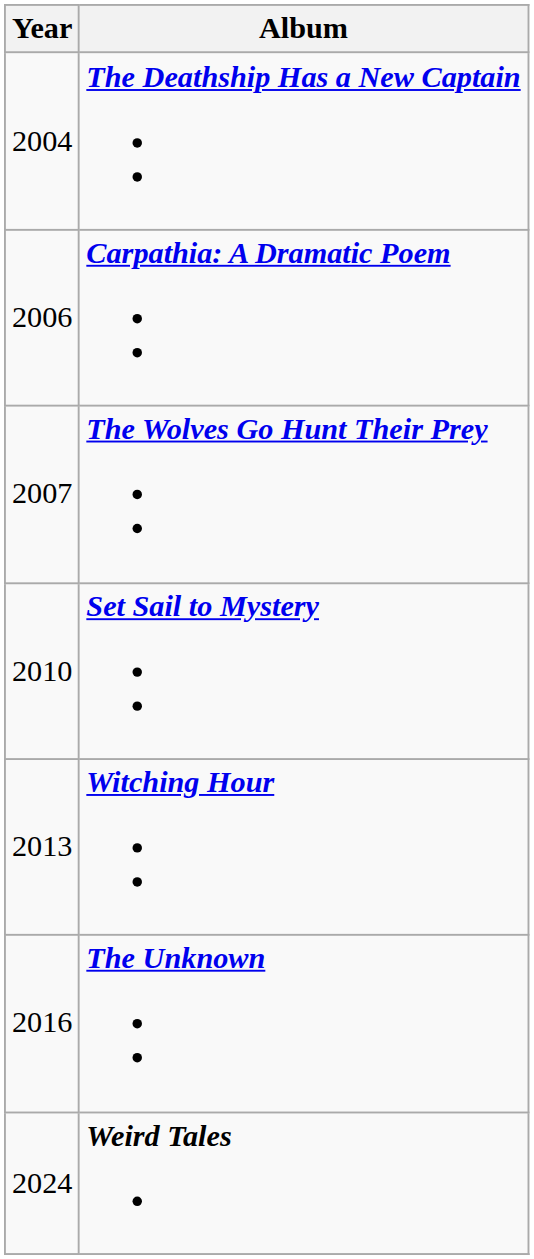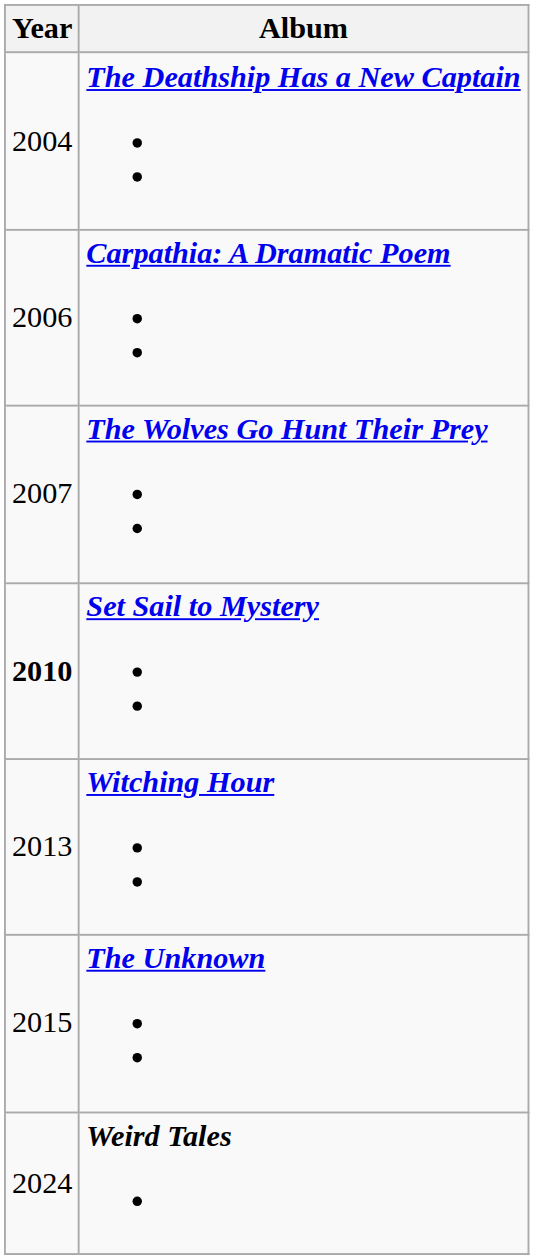(42, 670) normal -> (42, 670) bold
(42, 1023) 2016 -> (42, 1023) 2015
